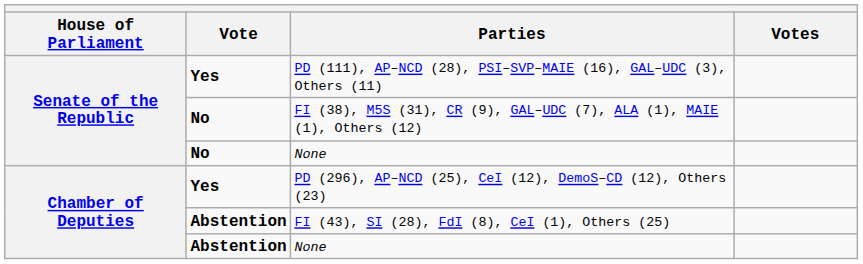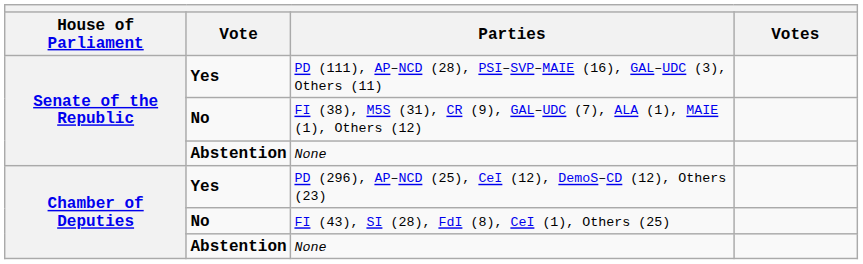(200, 153) No -> (239, 153) Abstention
(239, 221) Abstention -> (200, 221) No
